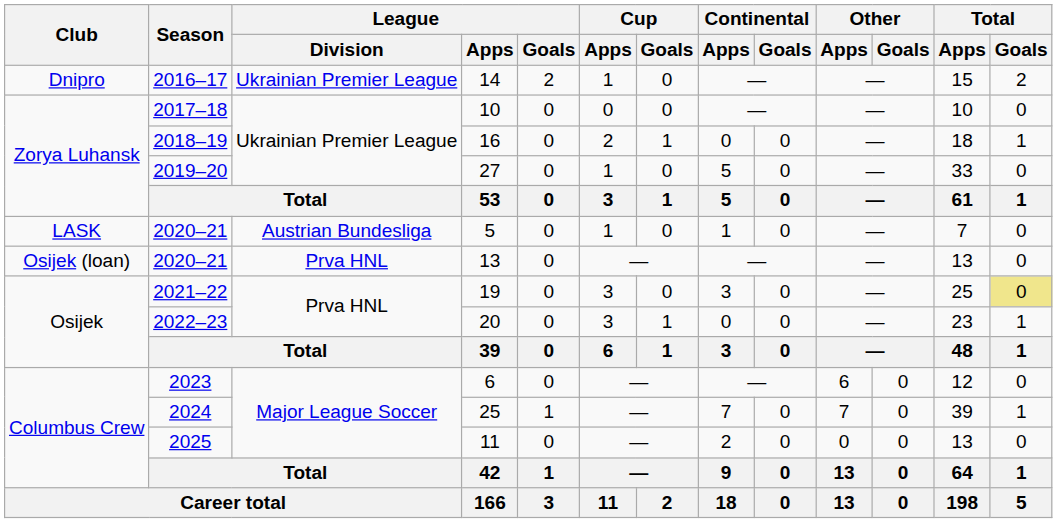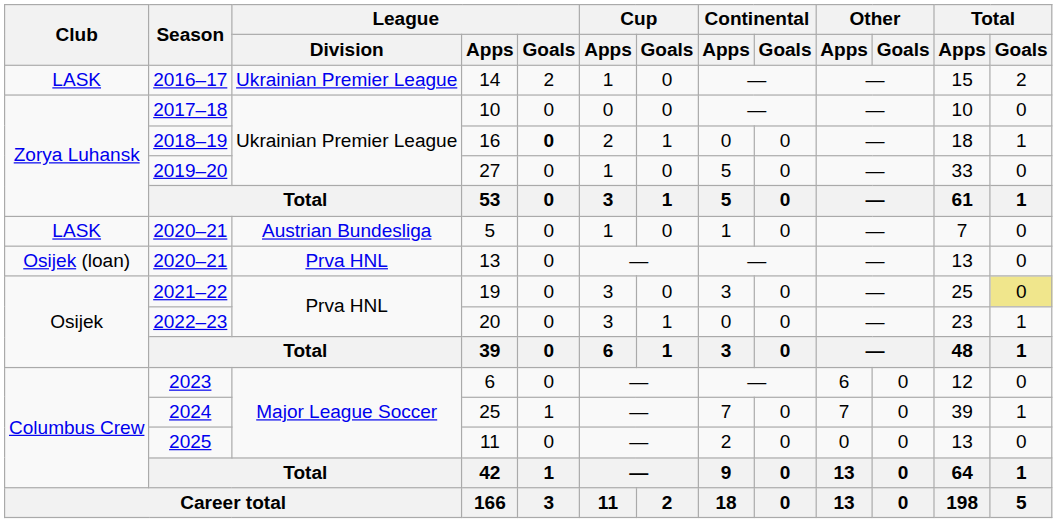(77, 79) Dnipro -> (77, 79) LASK
(549, 140) normal -> (549, 140) bold
